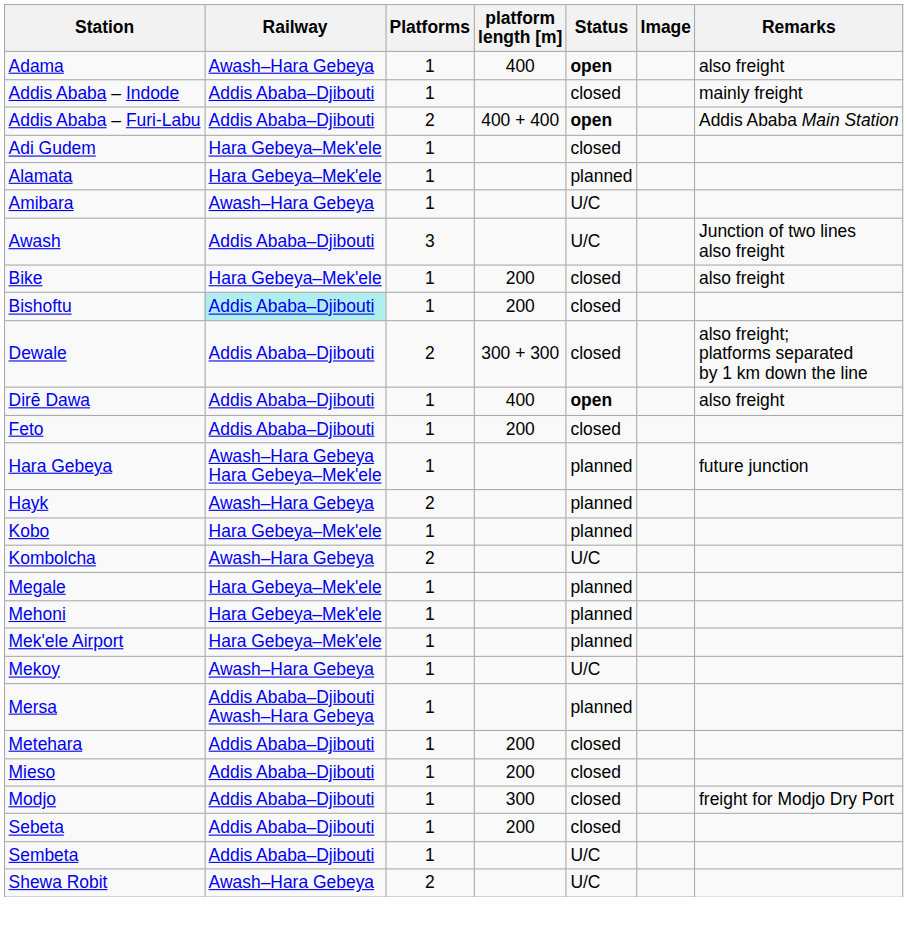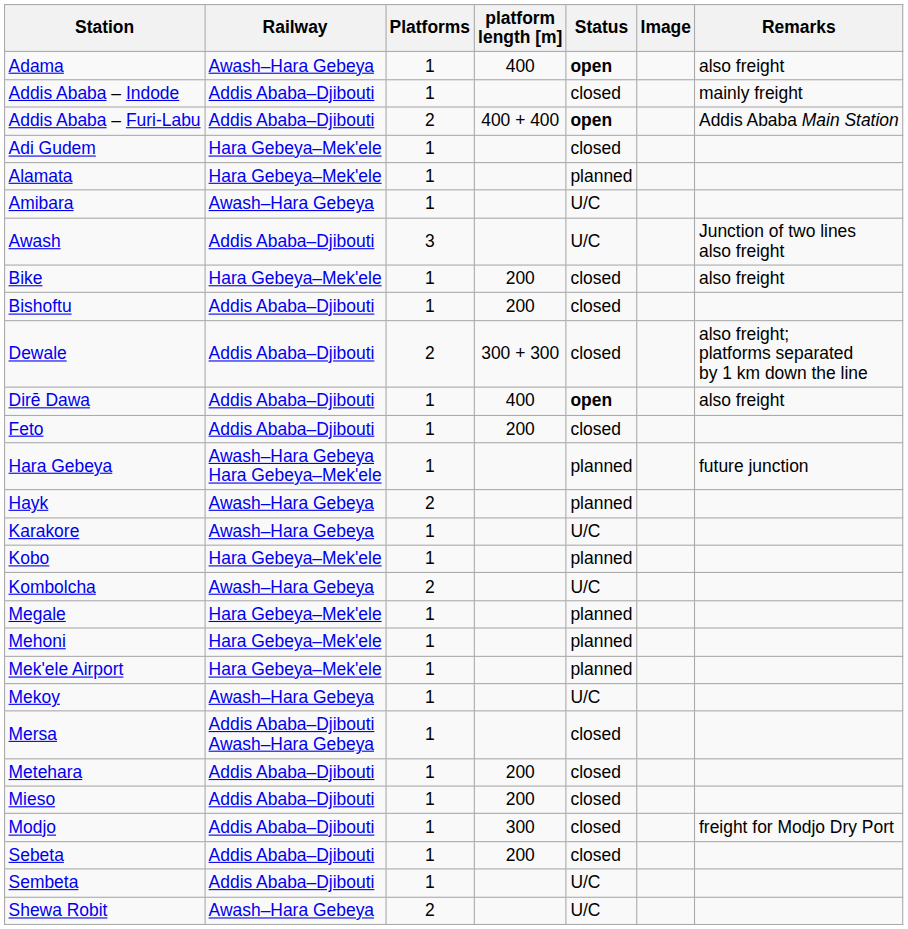(291, 306) paleturquoise background -> (291, 306) no background
+ row: (44, 531)
(601, 707) planned -> (596, 734) closed
